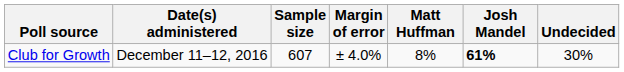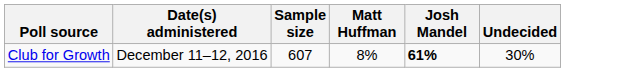- column: (359, 24)
